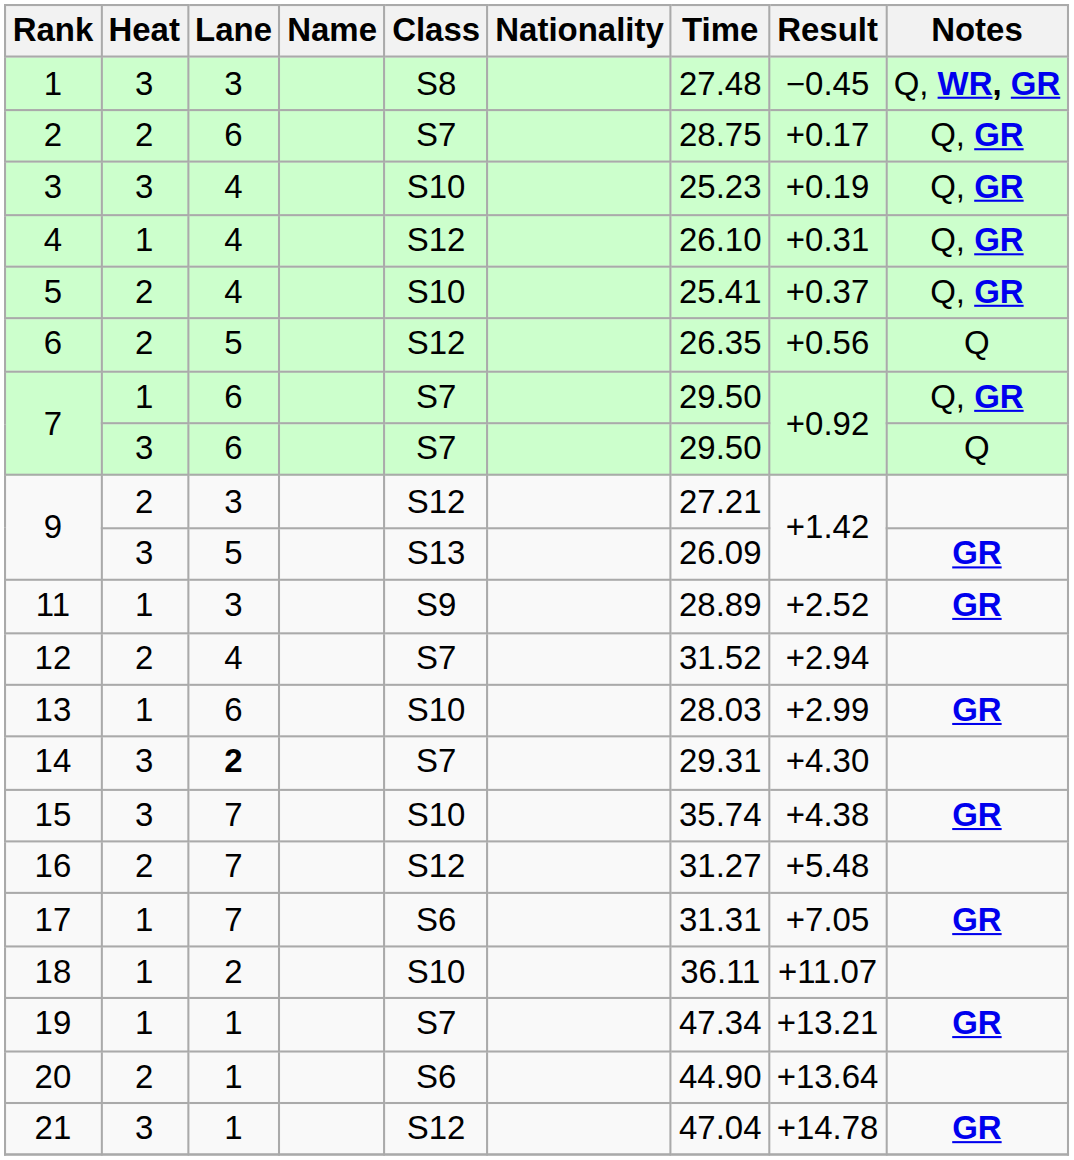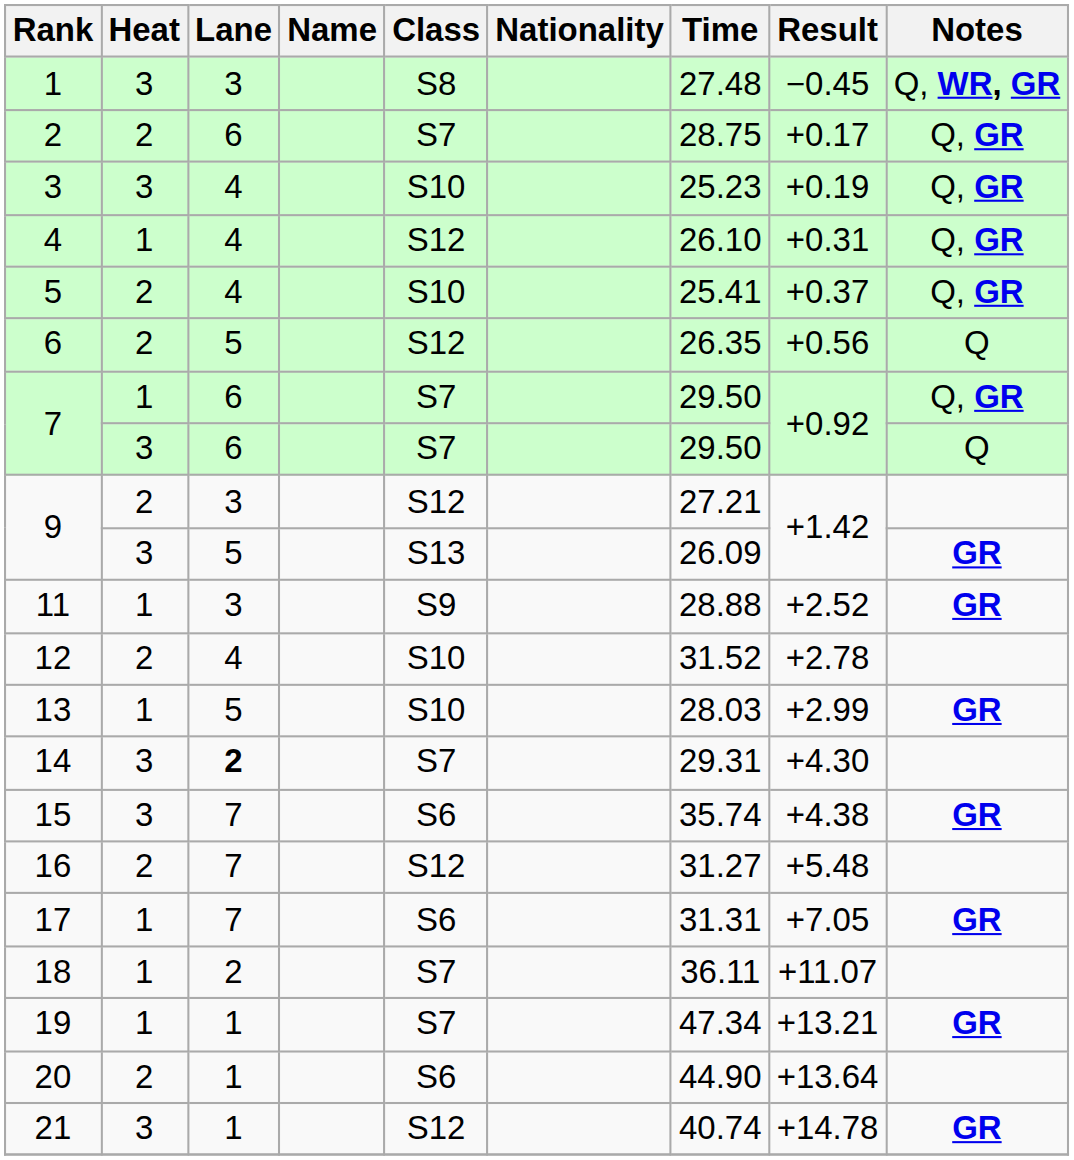(720, 605) 28.89 -> (720, 605) 28.88
(436, 657) S7 -> (436, 657) S10
(828, 657) +2.94 -> (828, 657) +2.78
(234, 710) 6 -> (234, 710) 5
(436, 814) S10 -> (436, 814) S6
(436, 971) S10 -> (436, 971) S7
(720, 1128) 47.04 -> (720, 1128) 40.74
